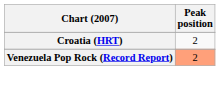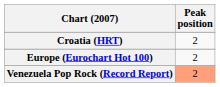+ row: (90, 57)
